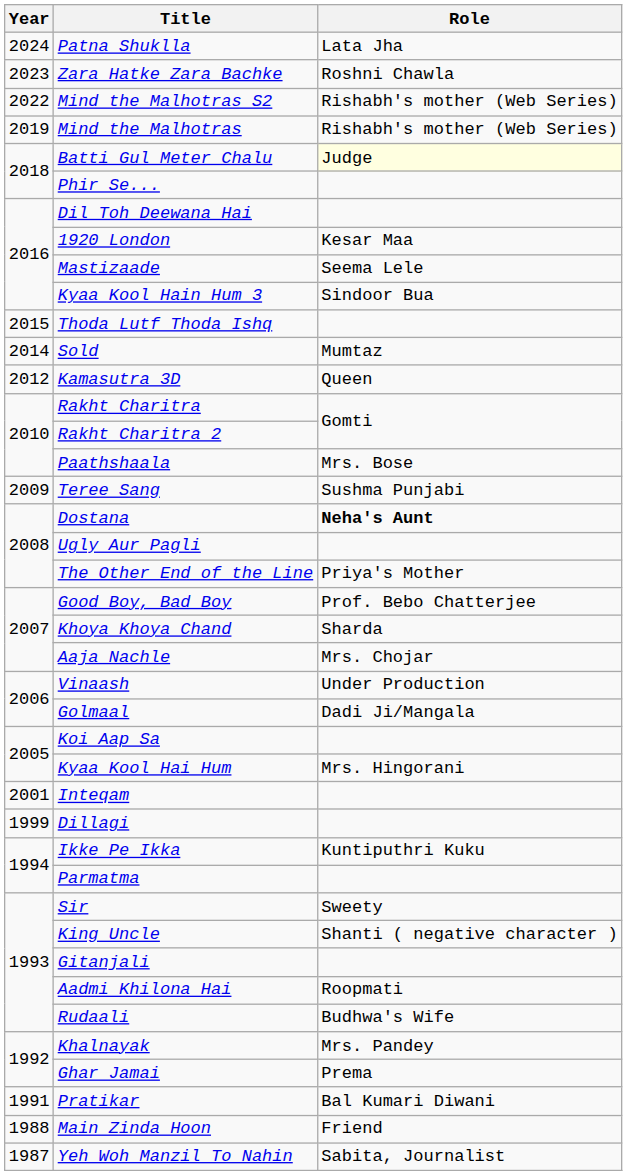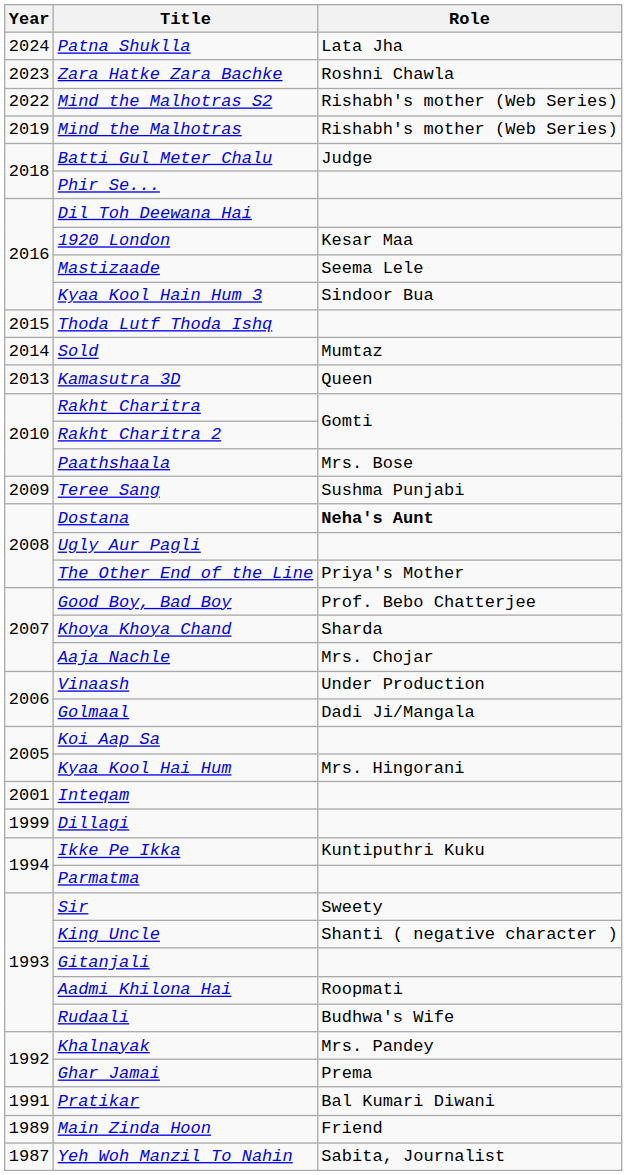(347, 157) lightyellow background -> (347, 157) no background
(29, 379) 2012 -> (29, 379) 2013
(29, 1129) 1988 -> (29, 1129) 1989
